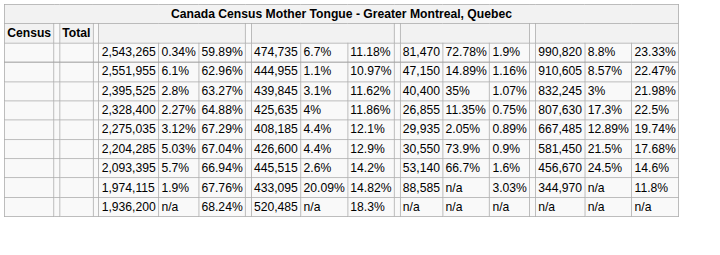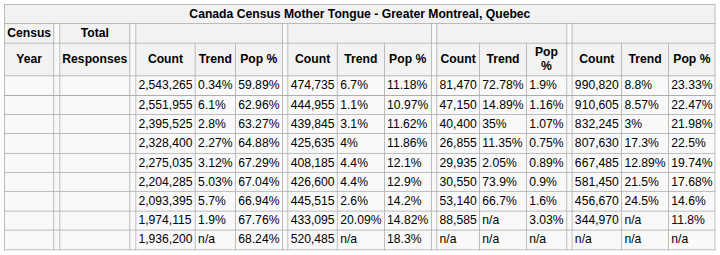+ row: (29, 59)
